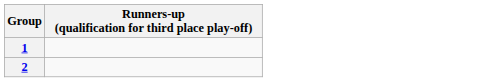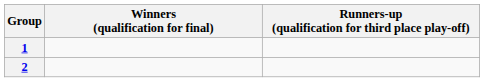+ column: (153, 21)
